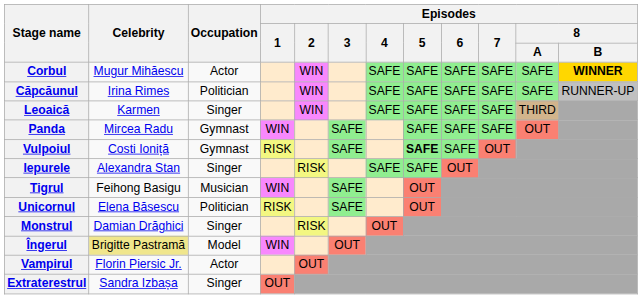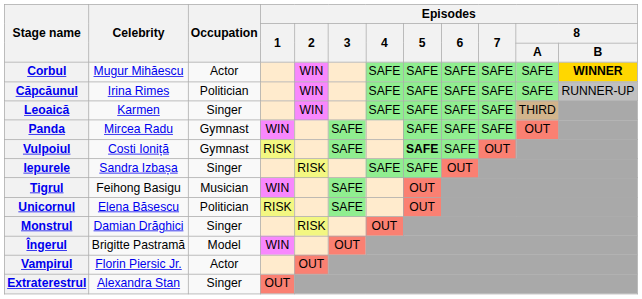(138, 168) Alexandra Stan -> (138, 168) Sandra Izbașa
(138, 245) khaki background -> (138, 245) no background
(138, 284) Sandra Izbașa -> (138, 284) Alexandra Stan
